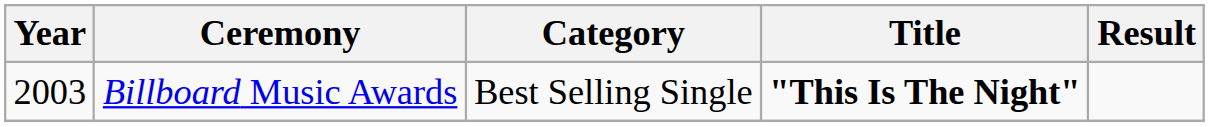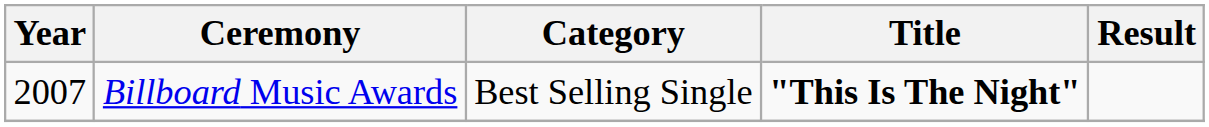(50, 90) 2003 -> (50, 90) 2007
